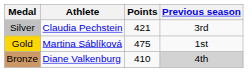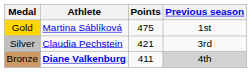rows swapped: (22, 43) <-> (22, 28)
(82, 59) normal -> (84, 59) bold
(142, 59) 410 -> (146, 59) 411
